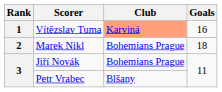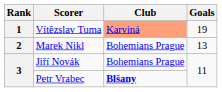(202, 29) 16 -> (202, 29) 19
(202, 45) 18 -> (202, 45) 13
(121, 78) normal -> (121, 78) bold
